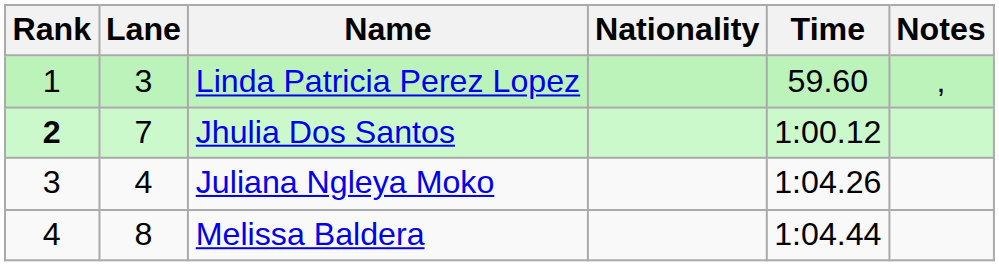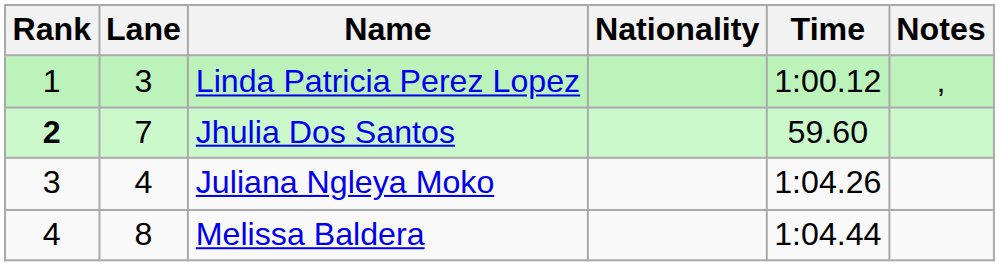(828, 81) 59.60 -> (828, 81) 1:00.12
(828, 132) 1:00.12 -> (828, 132) 59.60
